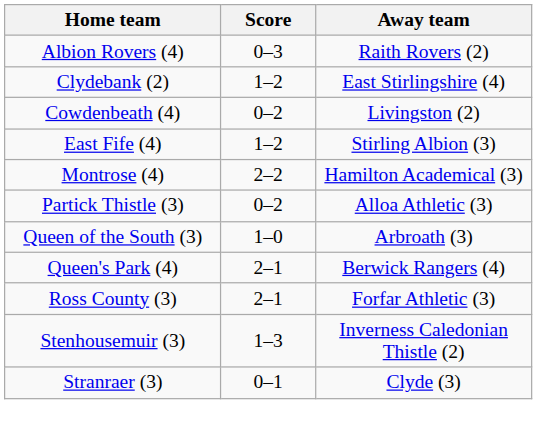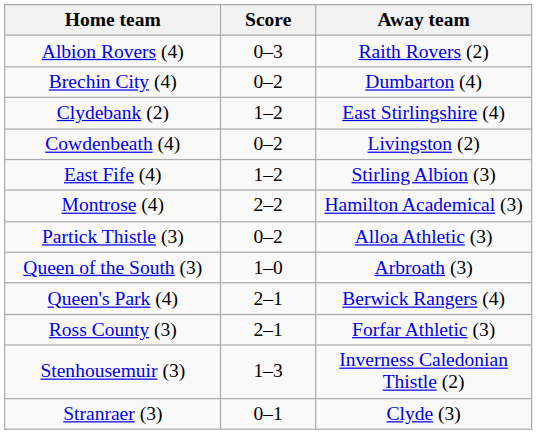+ row: (113, 81)
